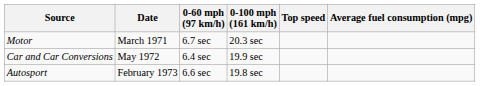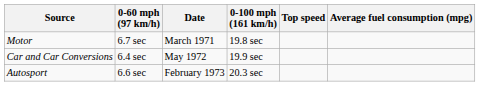columns swapped: (148, 18) <-> (203, 18)
(246, 40) 20.3 sec -> (246, 40) 19.8 sec
(246, 72) 19.8 sec -> (246, 72) 20.3 sec
